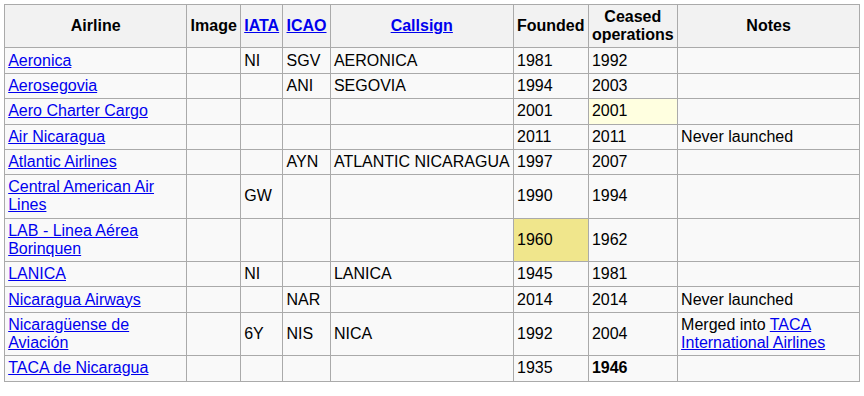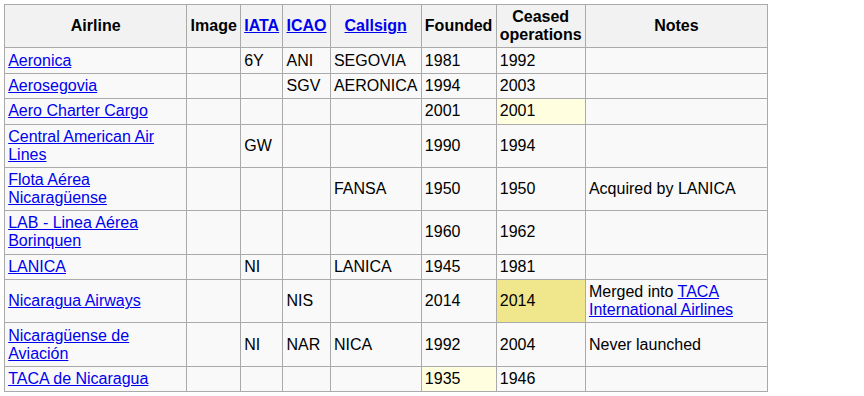(252, 60) NI -> (254, 60) 6Y
(303, 60) SGV -> (300, 60) ANI
(376, 60) AERONICA -> (370, 60) SEGOVIA
(300, 85) ANI -> (303, 85) SGV
(370, 85) SEGOVIA -> (376, 85) AERONICA
- row: (57, 136)
- row: (62, 162)
+ row: (58, 189)
(535, 239) khaki background -> (443, 232) no background
(303, 299) NAR -> (300, 301) NIS
(610, 299) no background -> (518, 301) khaki background
(737, 299) Never launched -> (661, 301) Merged into TACA International Airlines
(254, 333) 6Y -> (252, 344) NI
(300, 333) NIS -> (303, 344) NAR
(753, 333) Merged into TACA International Airlines -> (645, 344) Never launched
(535, 368) no background -> (443, 378) lightyellow background
(610, 368) bold -> (518, 378) normal
